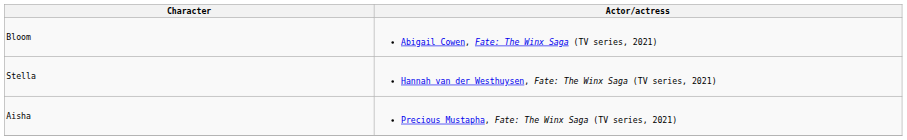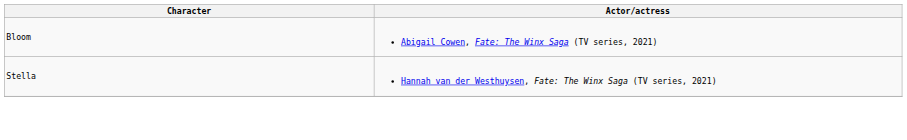- row: (19, 116)
